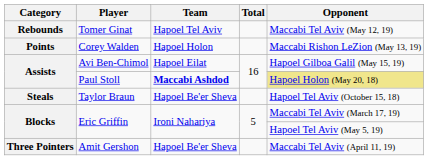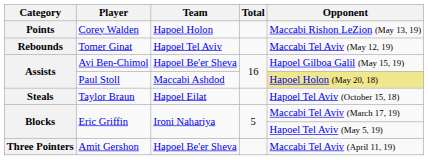rows swapped: (40, 46) <-> (40, 29)
(180, 63) Hapoel Eilat -> (195, 63) Hapoel Be'er Sheva
(191, 79) bold -> (189, 79) normal
(195, 96) Hapoel Be'er Sheva -> (180, 96) Hapoel Eilat
